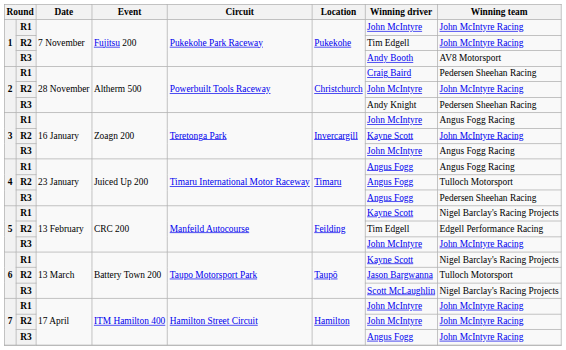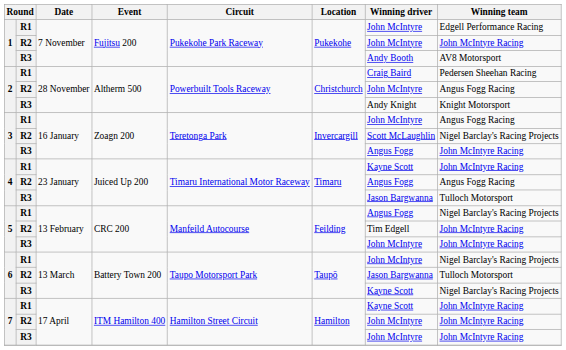(482, 27) John McIntyre Racing -> (491, 27) Edgell Performance Racing
(388, 42) Tim Edgell -> (395, 42) John McIntyre
(482, 89) John McIntyre Racing -> (477, 89) Angus Fogg Racing
(488, 104) Pedersen Sheehan Racing -> (475, 104) Knight Motorsport
(390, 135) Kayne Scott -> (401, 135) Scott McLaughlin
(482, 135) John McIntyre Racing -> (499, 135) Nigel Barclay's Racing Projects
(395, 151) John McIntyre -> (390, 151) Angus Fogg
(477, 151) Angus Fogg Racing -> (482, 151) John McIntyre Racing
(390, 166) Angus Fogg -> (390, 166) Kayne Scott
(477, 166) Angus Fogg Racing -> (482, 166) John McIntyre Racing
(476, 182) Tulloch Motorsport -> (477, 182) Angus Fogg Racing
(390, 197) Angus Fogg -> (400, 197) Jason Bargwanna
(488, 197) Pedersen Sheehan Racing -> (476, 197) Tulloch Motorsport
(390, 213) Kayne Scott -> (390, 213) Angus Fogg
(491, 228) Edgell Performance Racing -> (482, 228) John McIntyre Racing
(390, 259) Kayne Scott -> (395, 259) John McIntyre
(401, 290) Scott McLaughlin -> (390, 290) Kayne Scott
(395, 305) John McIntyre -> (390, 305) Kayne Scott
(390, 336) Angus Fogg -> (395, 336) John McIntyre
